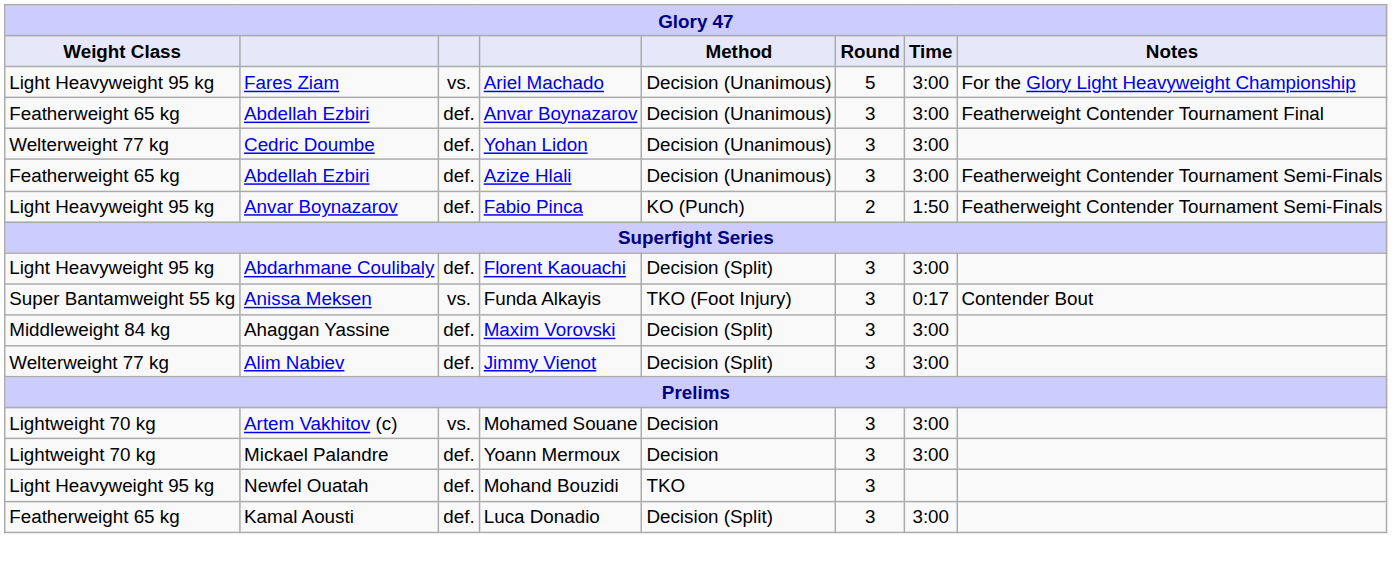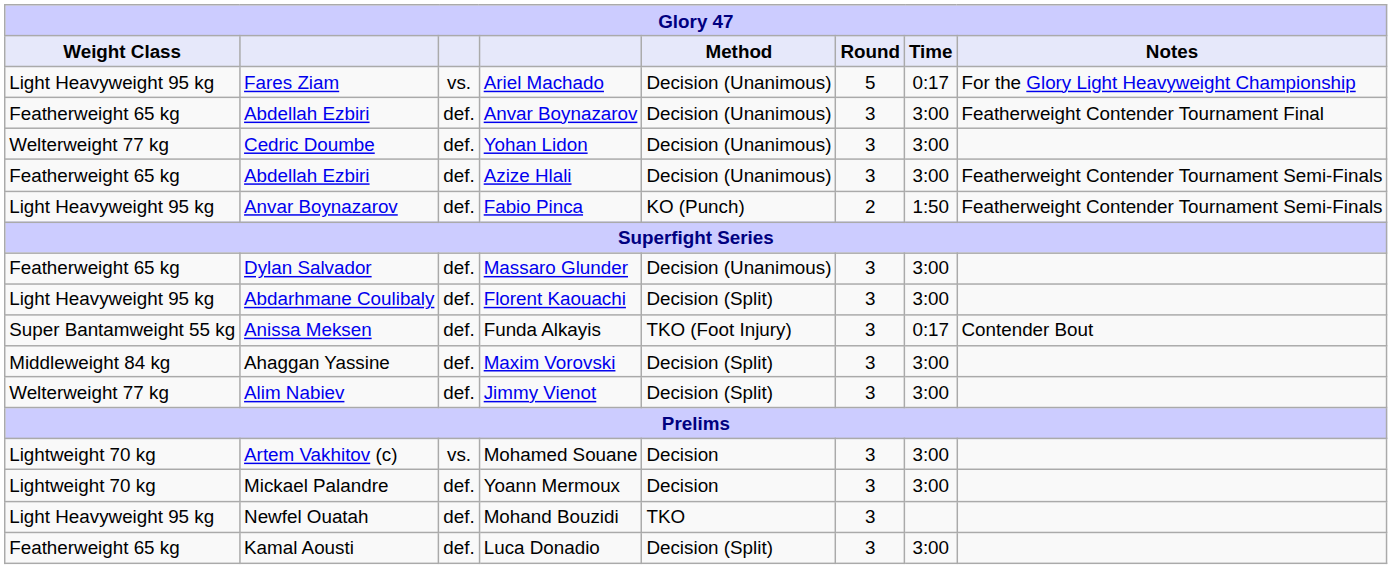(931, 82) 3:00 -> (931, 82) 0:17
+ row: (556, 268)
(459, 299) vs. -> (459, 330) def.
